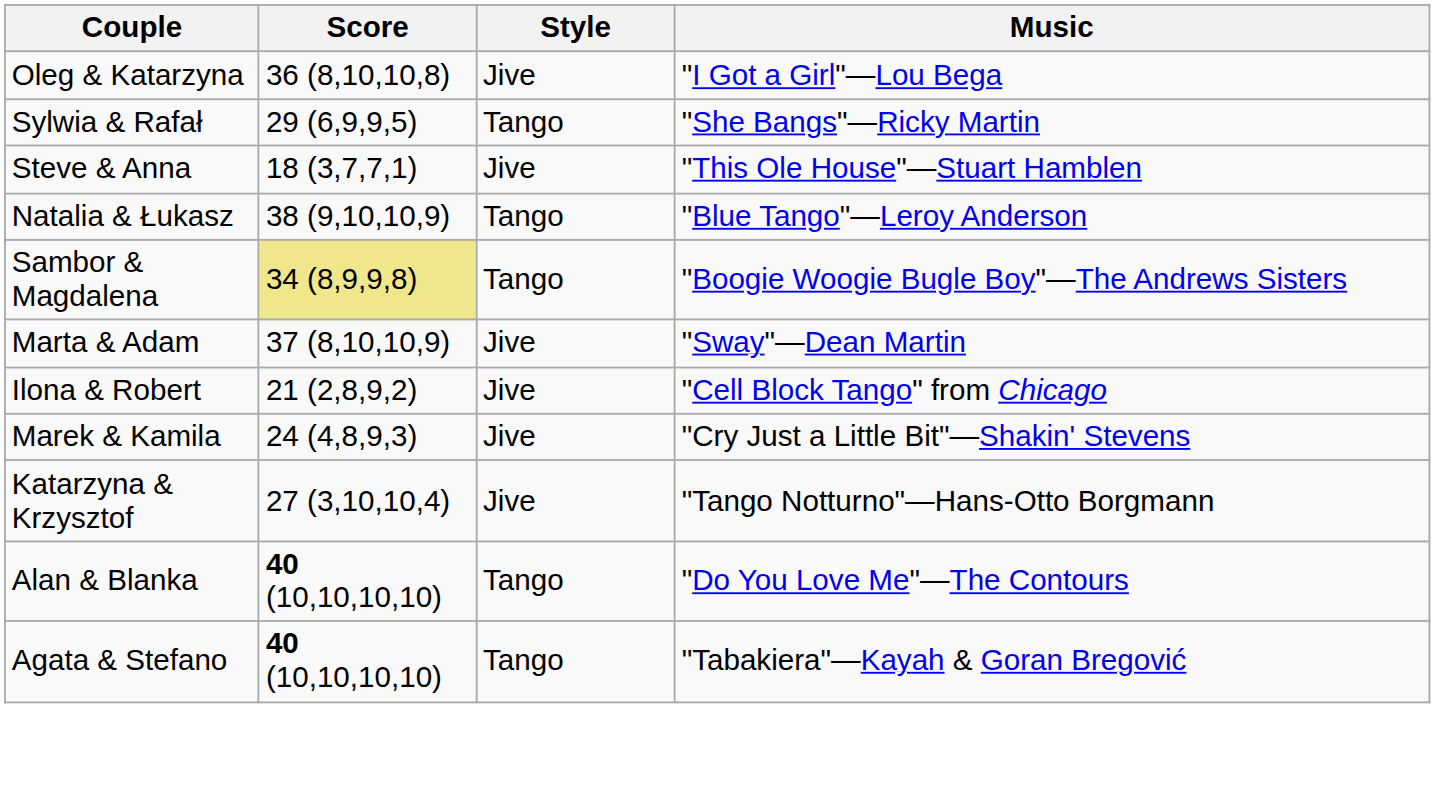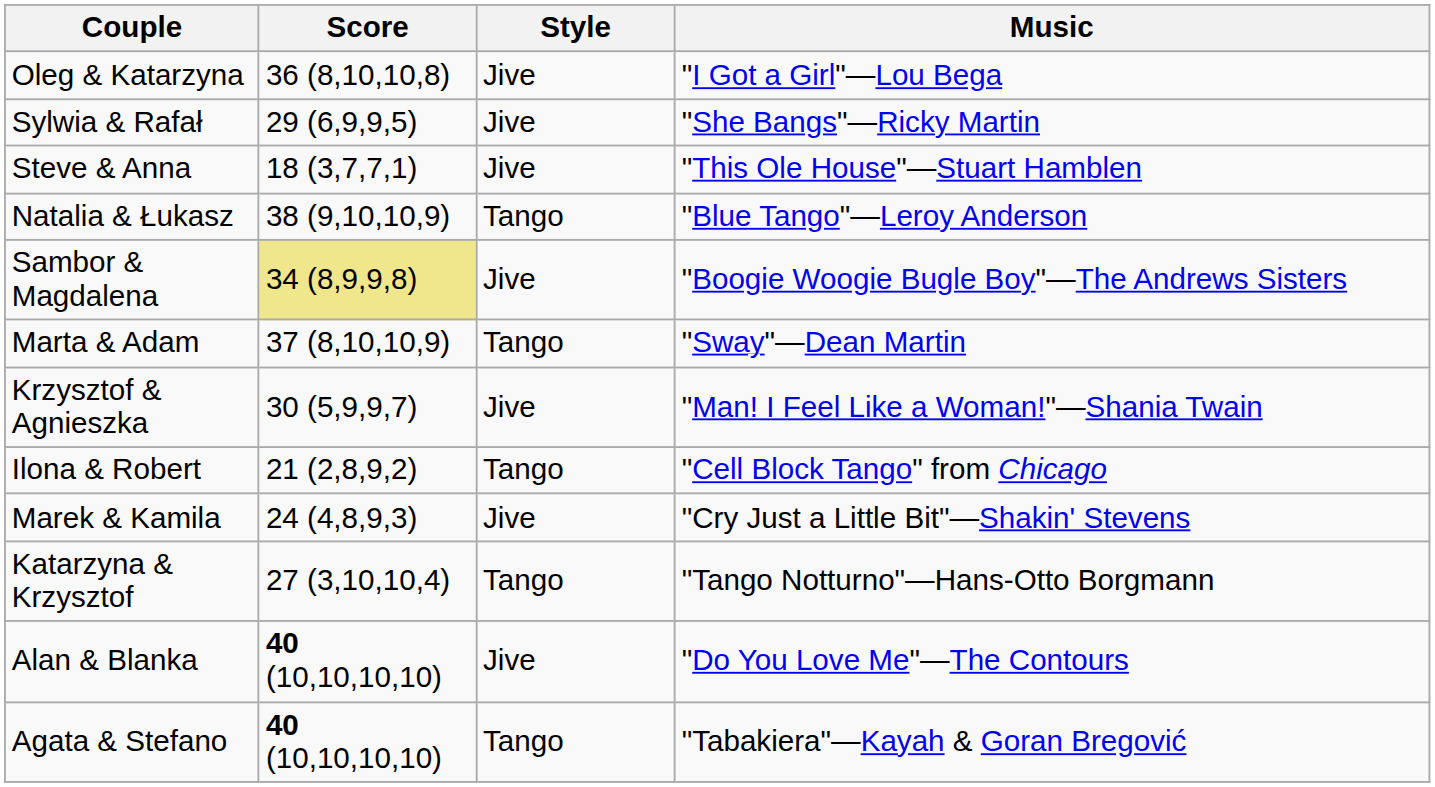(523, 121) Tango -> (509, 121) Jive
(523, 279) Tango -> (509, 279) Jive
(509, 342) Jive -> (523, 342) Tango
+ row: (87, 406)
(509, 389) Jive -> (523, 470) Tango
(509, 500) Jive -> (523, 580) Tango
(523, 580) Tango -> (509, 660) Jive
